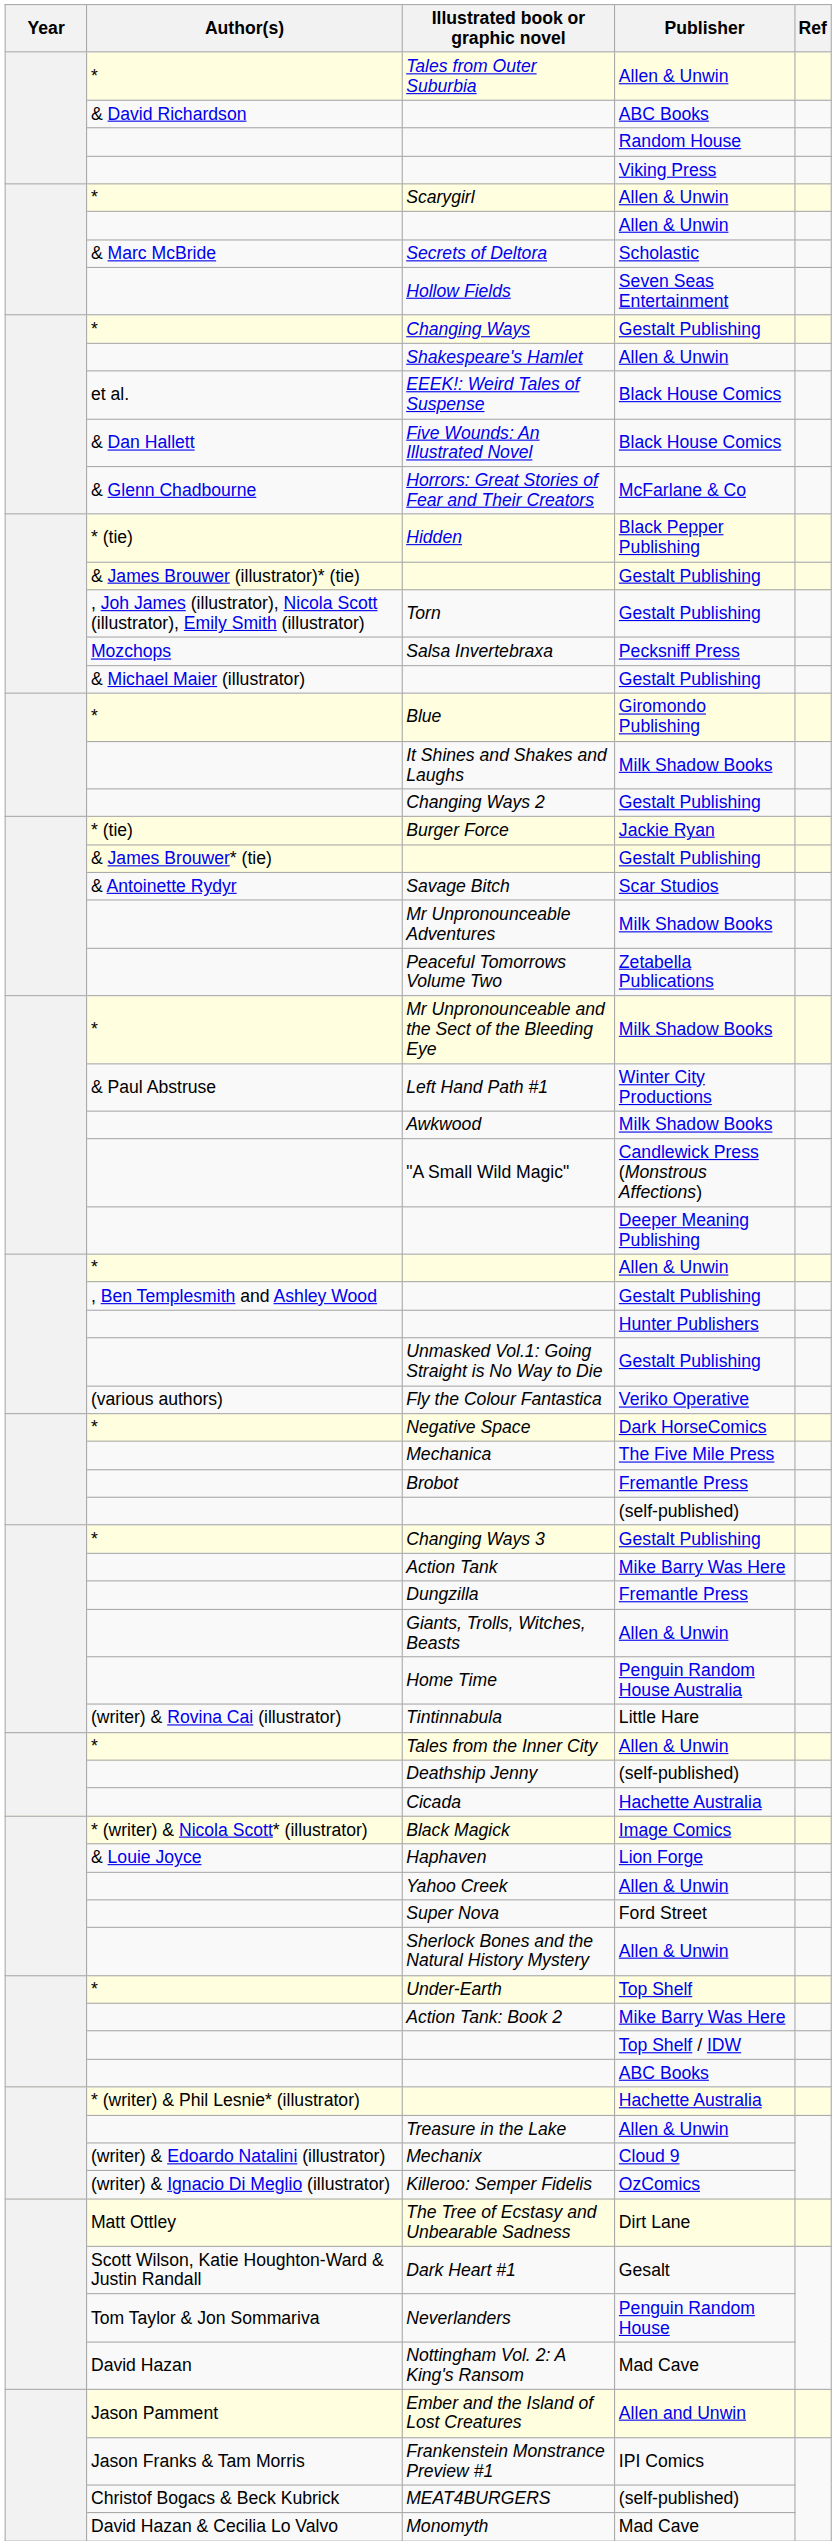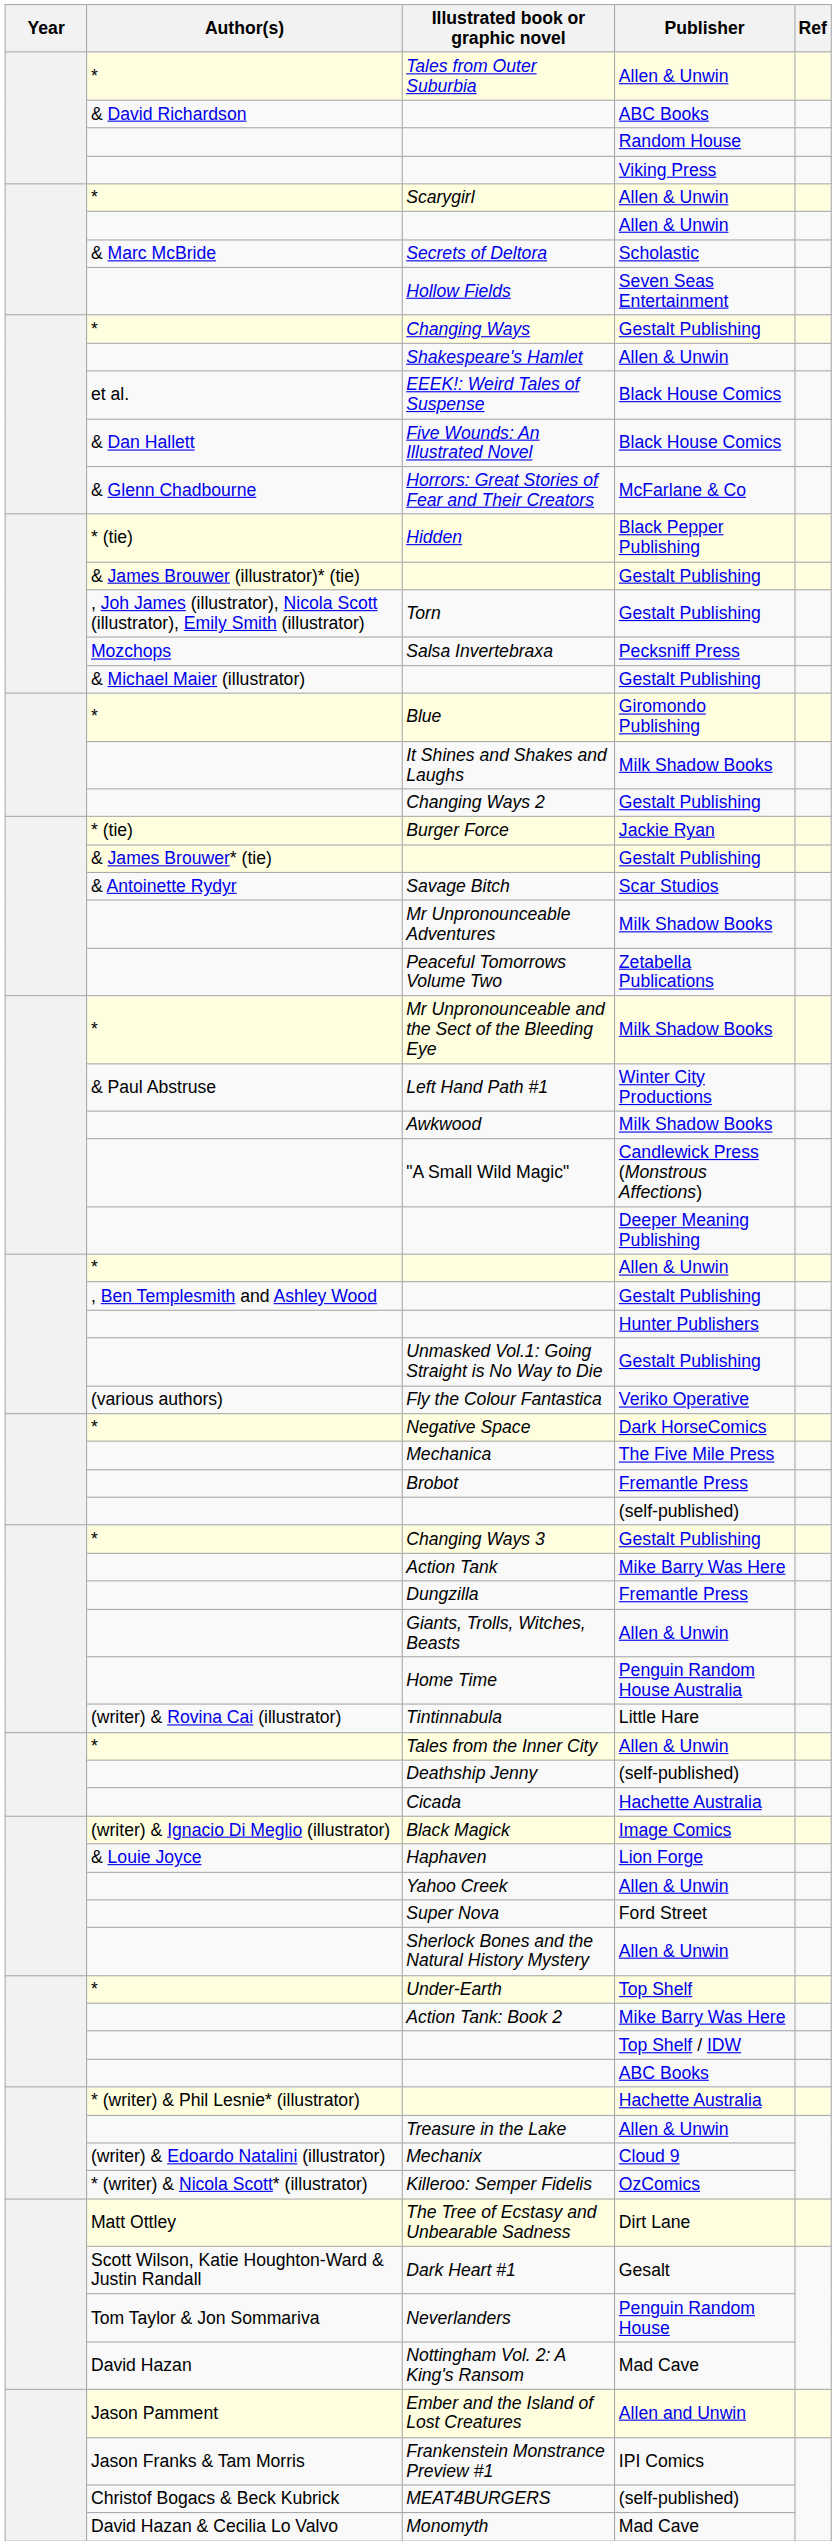(229, 1829) * (writer) & Nicola Scott* (illustrator) -> (241, 1829) (writer) & Ignacio Di Meglio (illustrator)
(241, 2184) (writer) & Ignacio Di Meglio (illustrator) -> (229, 2184) * (writer) & Nicola Scott* (illustrator)
